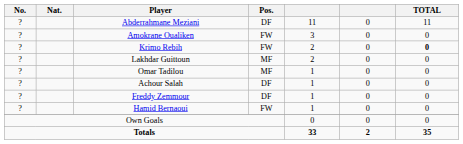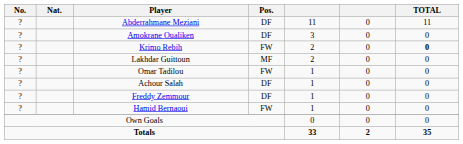(266, 34) FW -> (266, 34) DF
(266, 71) MF -> (266, 71) FW
